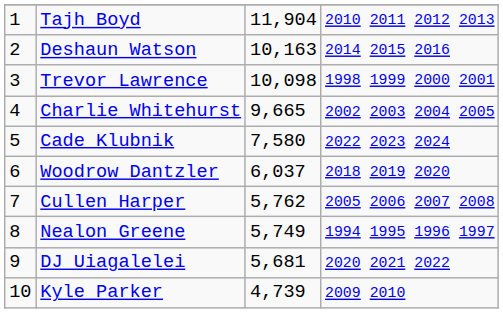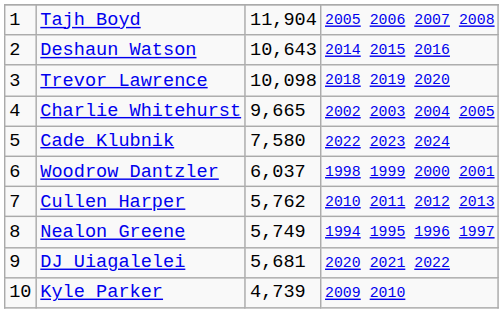(410, 20) 2010 2011 2012 2013 -> (410, 20) 2005 2006 2007 2008
(283, 50) 10,163 -> (283, 50) 10,643
(410, 80) 1998 1999 2000 2001 -> (387, 80) 2018 2019 2020
(387, 171) 2018 2019 2020 -> (410, 171) 1998 1999 2000 2001
(410, 202) 2005 2006 2007 2008 -> (410, 202) 2010 2011 2012 2013
